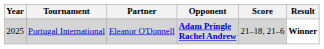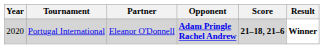(15, 31) 2025 -> (15, 31) 2020
(262, 31) normal -> (262, 31) bold
